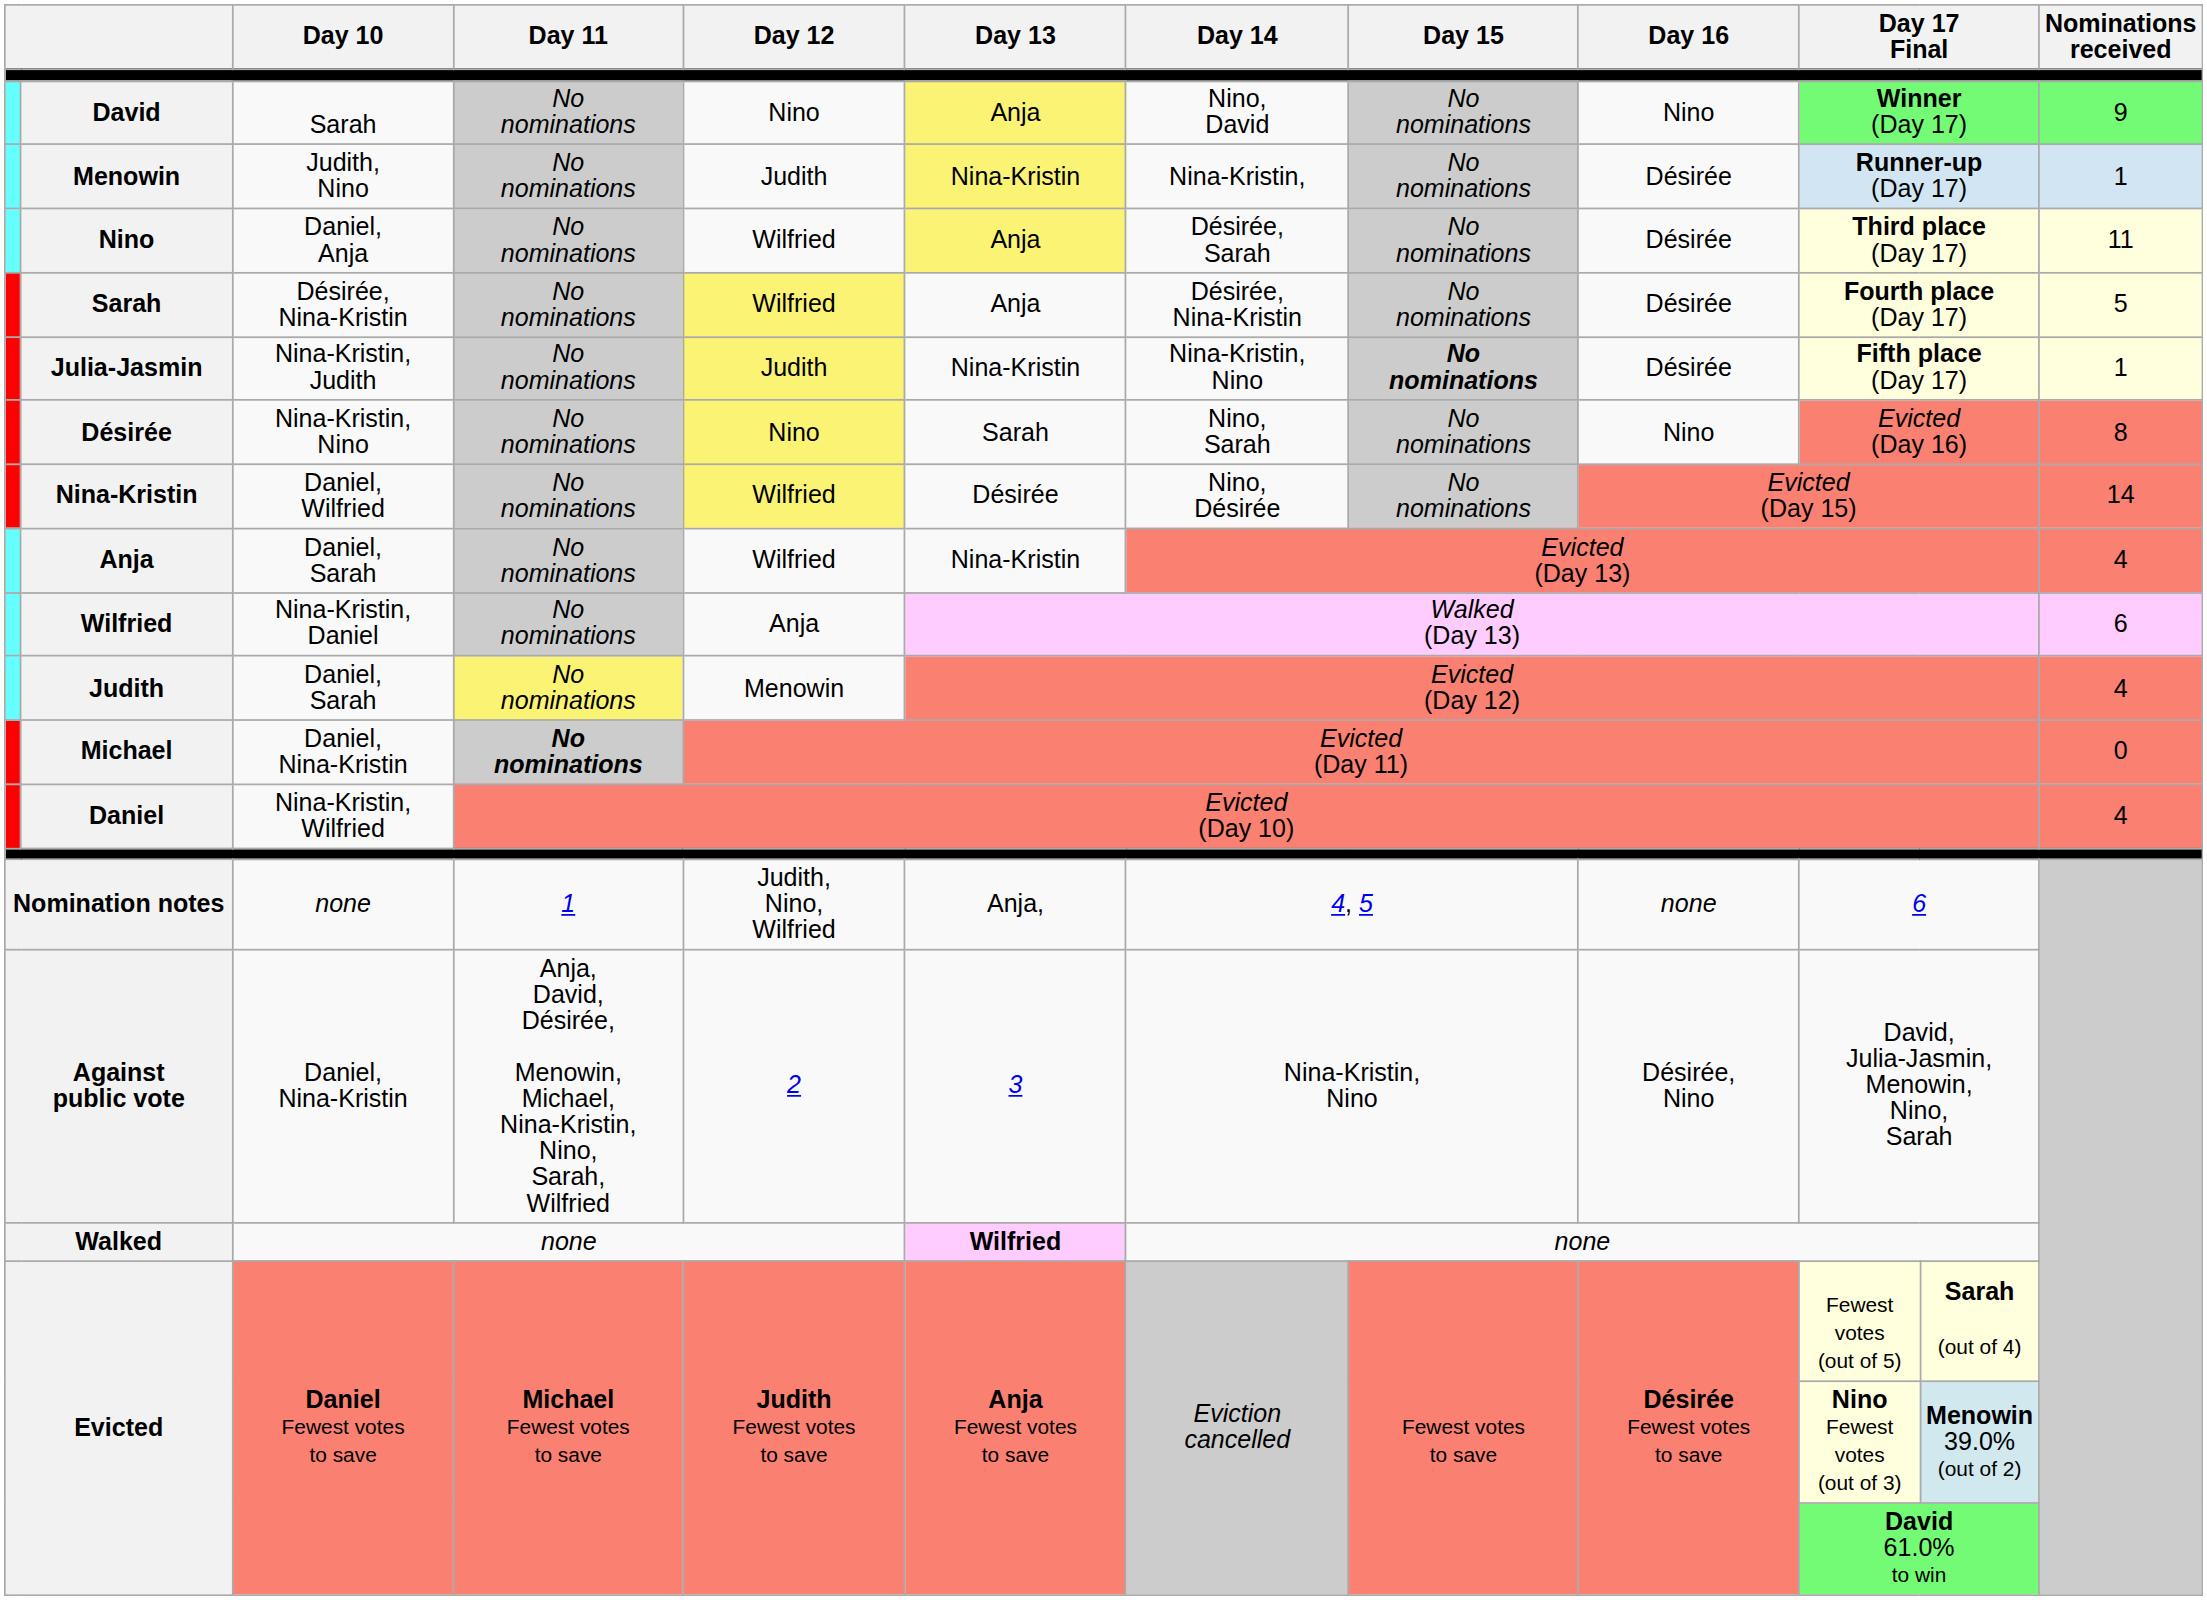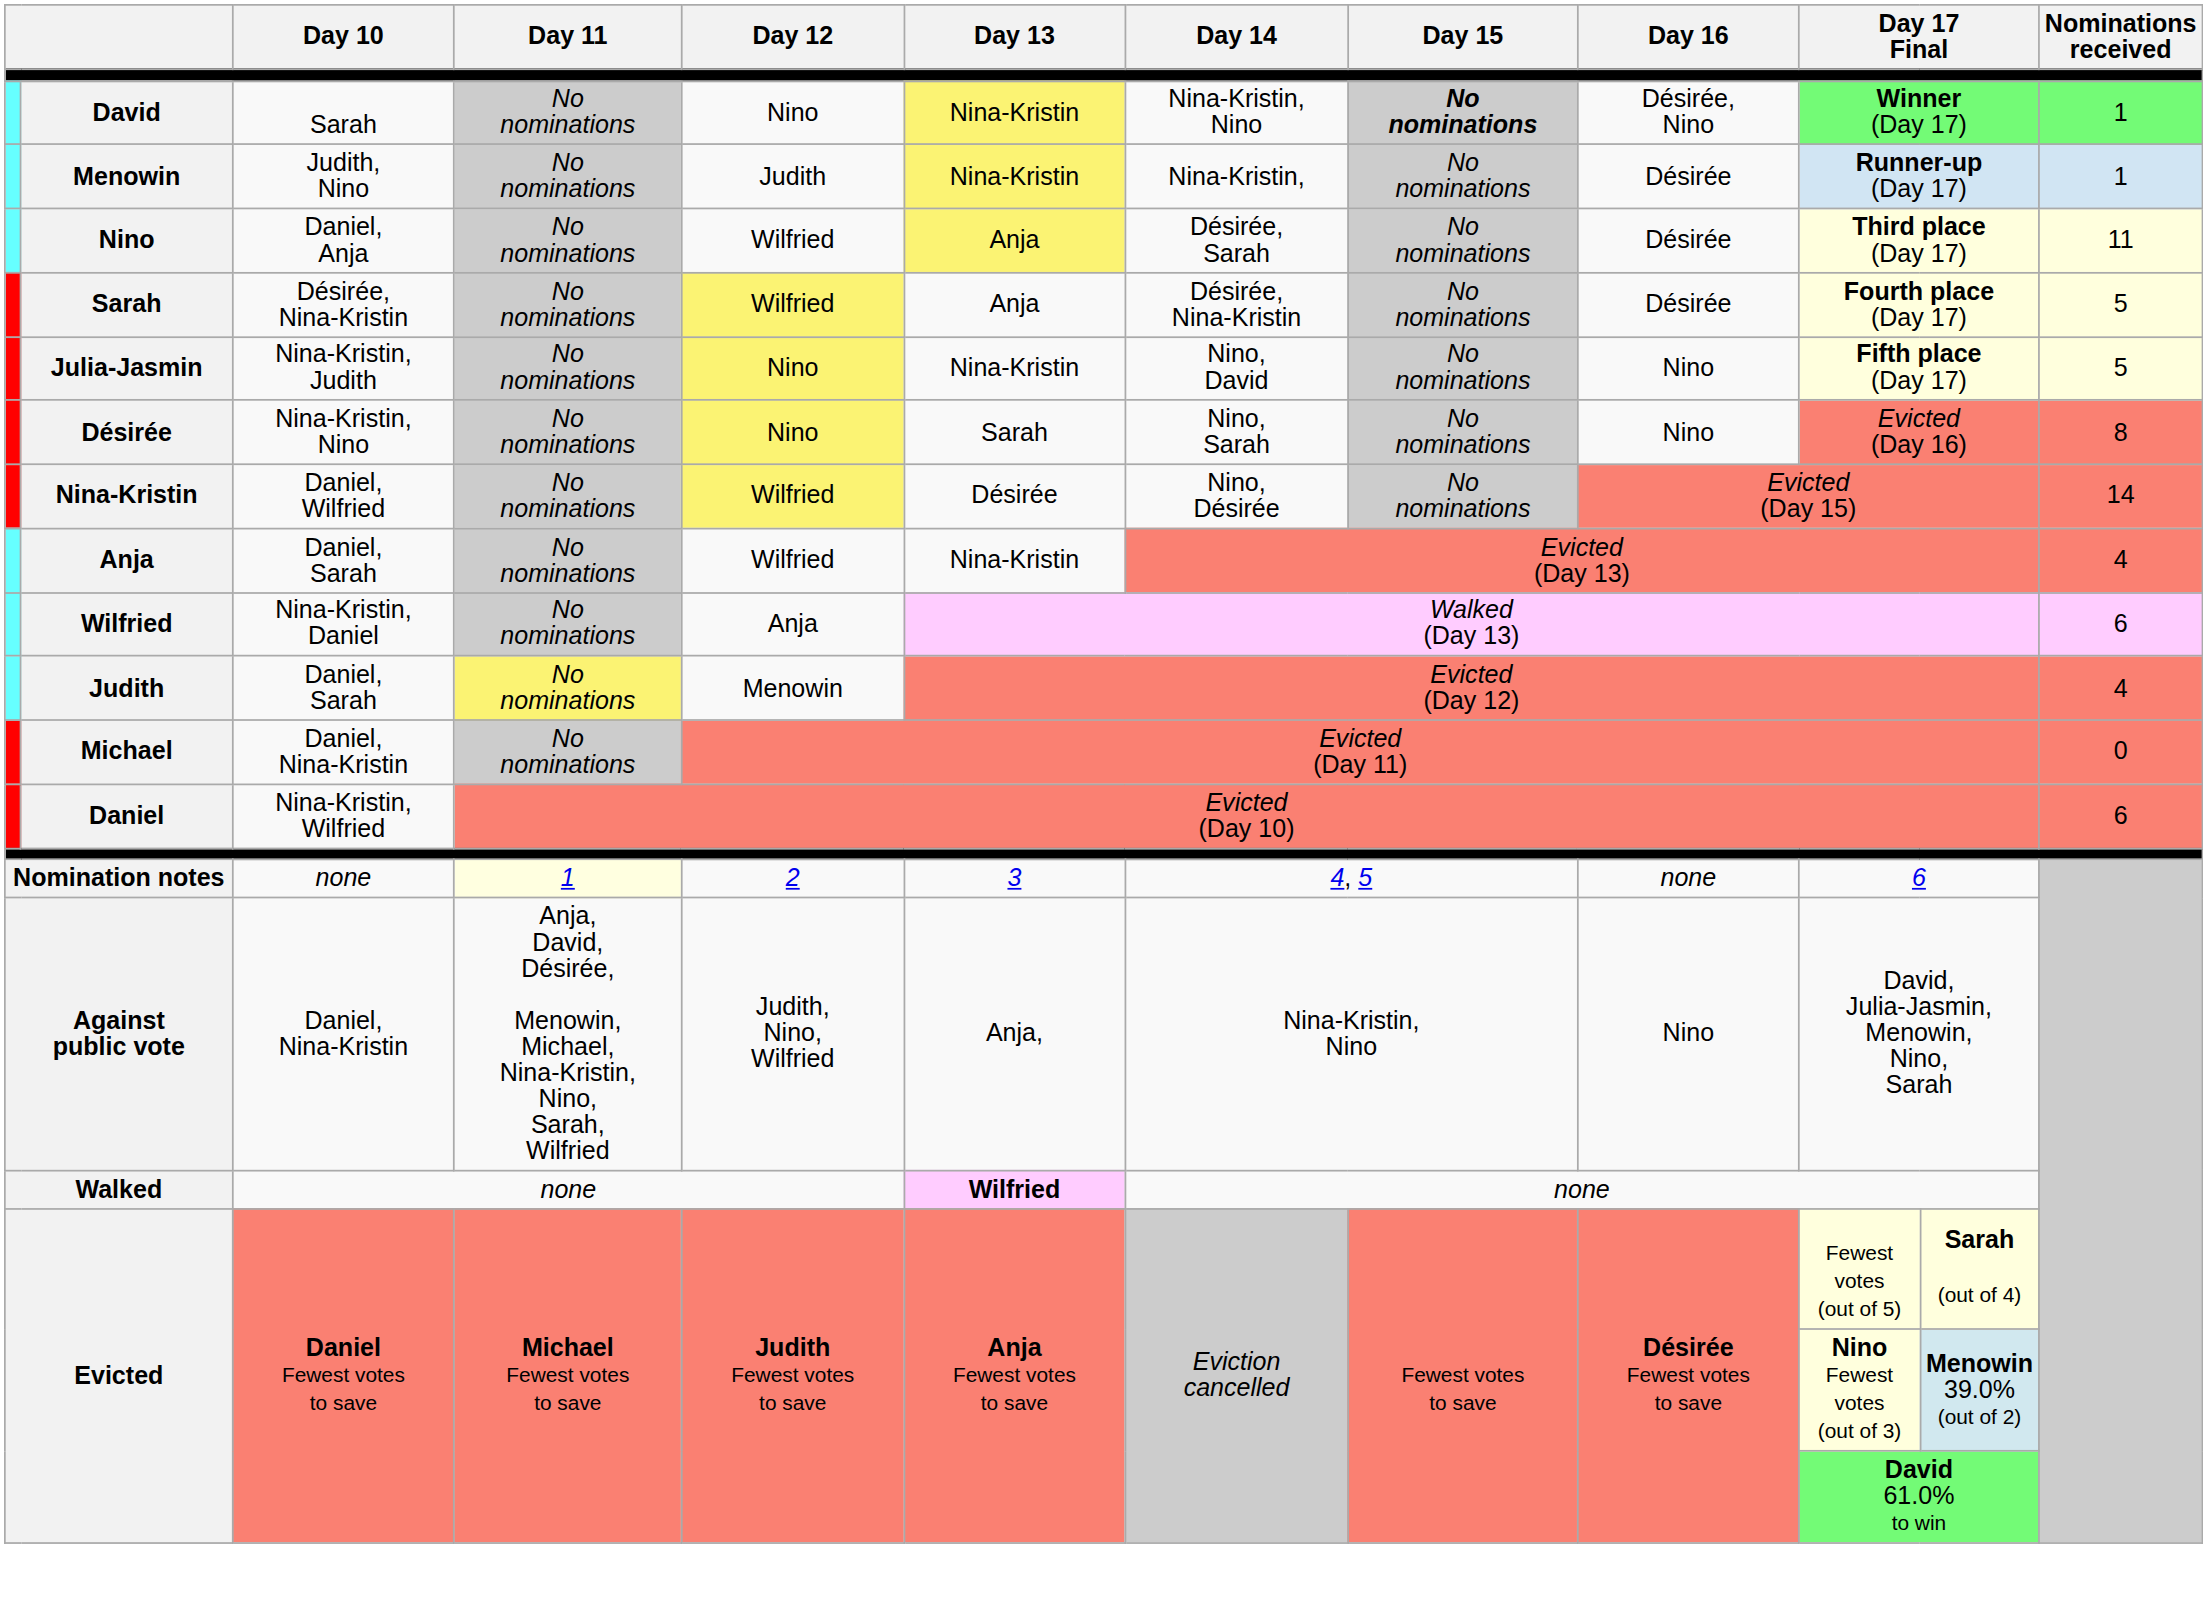(1015, 112) Anja -> (1014, 112) Nina-Kristin
(1237, 112) Nino, David -> (1237, 112) Nina-Kristin, Nino
(1463, 112) normal -> (1463, 112) bold
(1689, 112) Nino -> (1688, 112) Désirée, Nino
(2121, 112) 9 -> (2121, 112) 1
(794, 368) Judith -> (793, 368) Nino
(1237, 368) Nina-Kristin, Nino -> (1237, 368) Nino, David
(1463, 368) bold -> (1463, 368) normal
(1689, 368) Désirée -> (1688, 368) Nino
(2121, 368) 1 -> (2121, 368) 5
(568, 752) bold -> (568, 752) normal
(2121, 815) 4 -> (2121, 815) 6
(568, 904) no background -> (568, 878) lightyellow background
(794, 904) Judith, Nino, Wilfried -> (793, 878) 2
(1015, 904) Anja, -> (1014, 878) 3
(794, 1086) 2 -> (793, 1033) Judith, Nino, Wilfried
(1015, 1086) 3 -> (1014, 1033) Anja,
(1689, 1086) Désirée, Nino -> (1688, 1033) Nino
